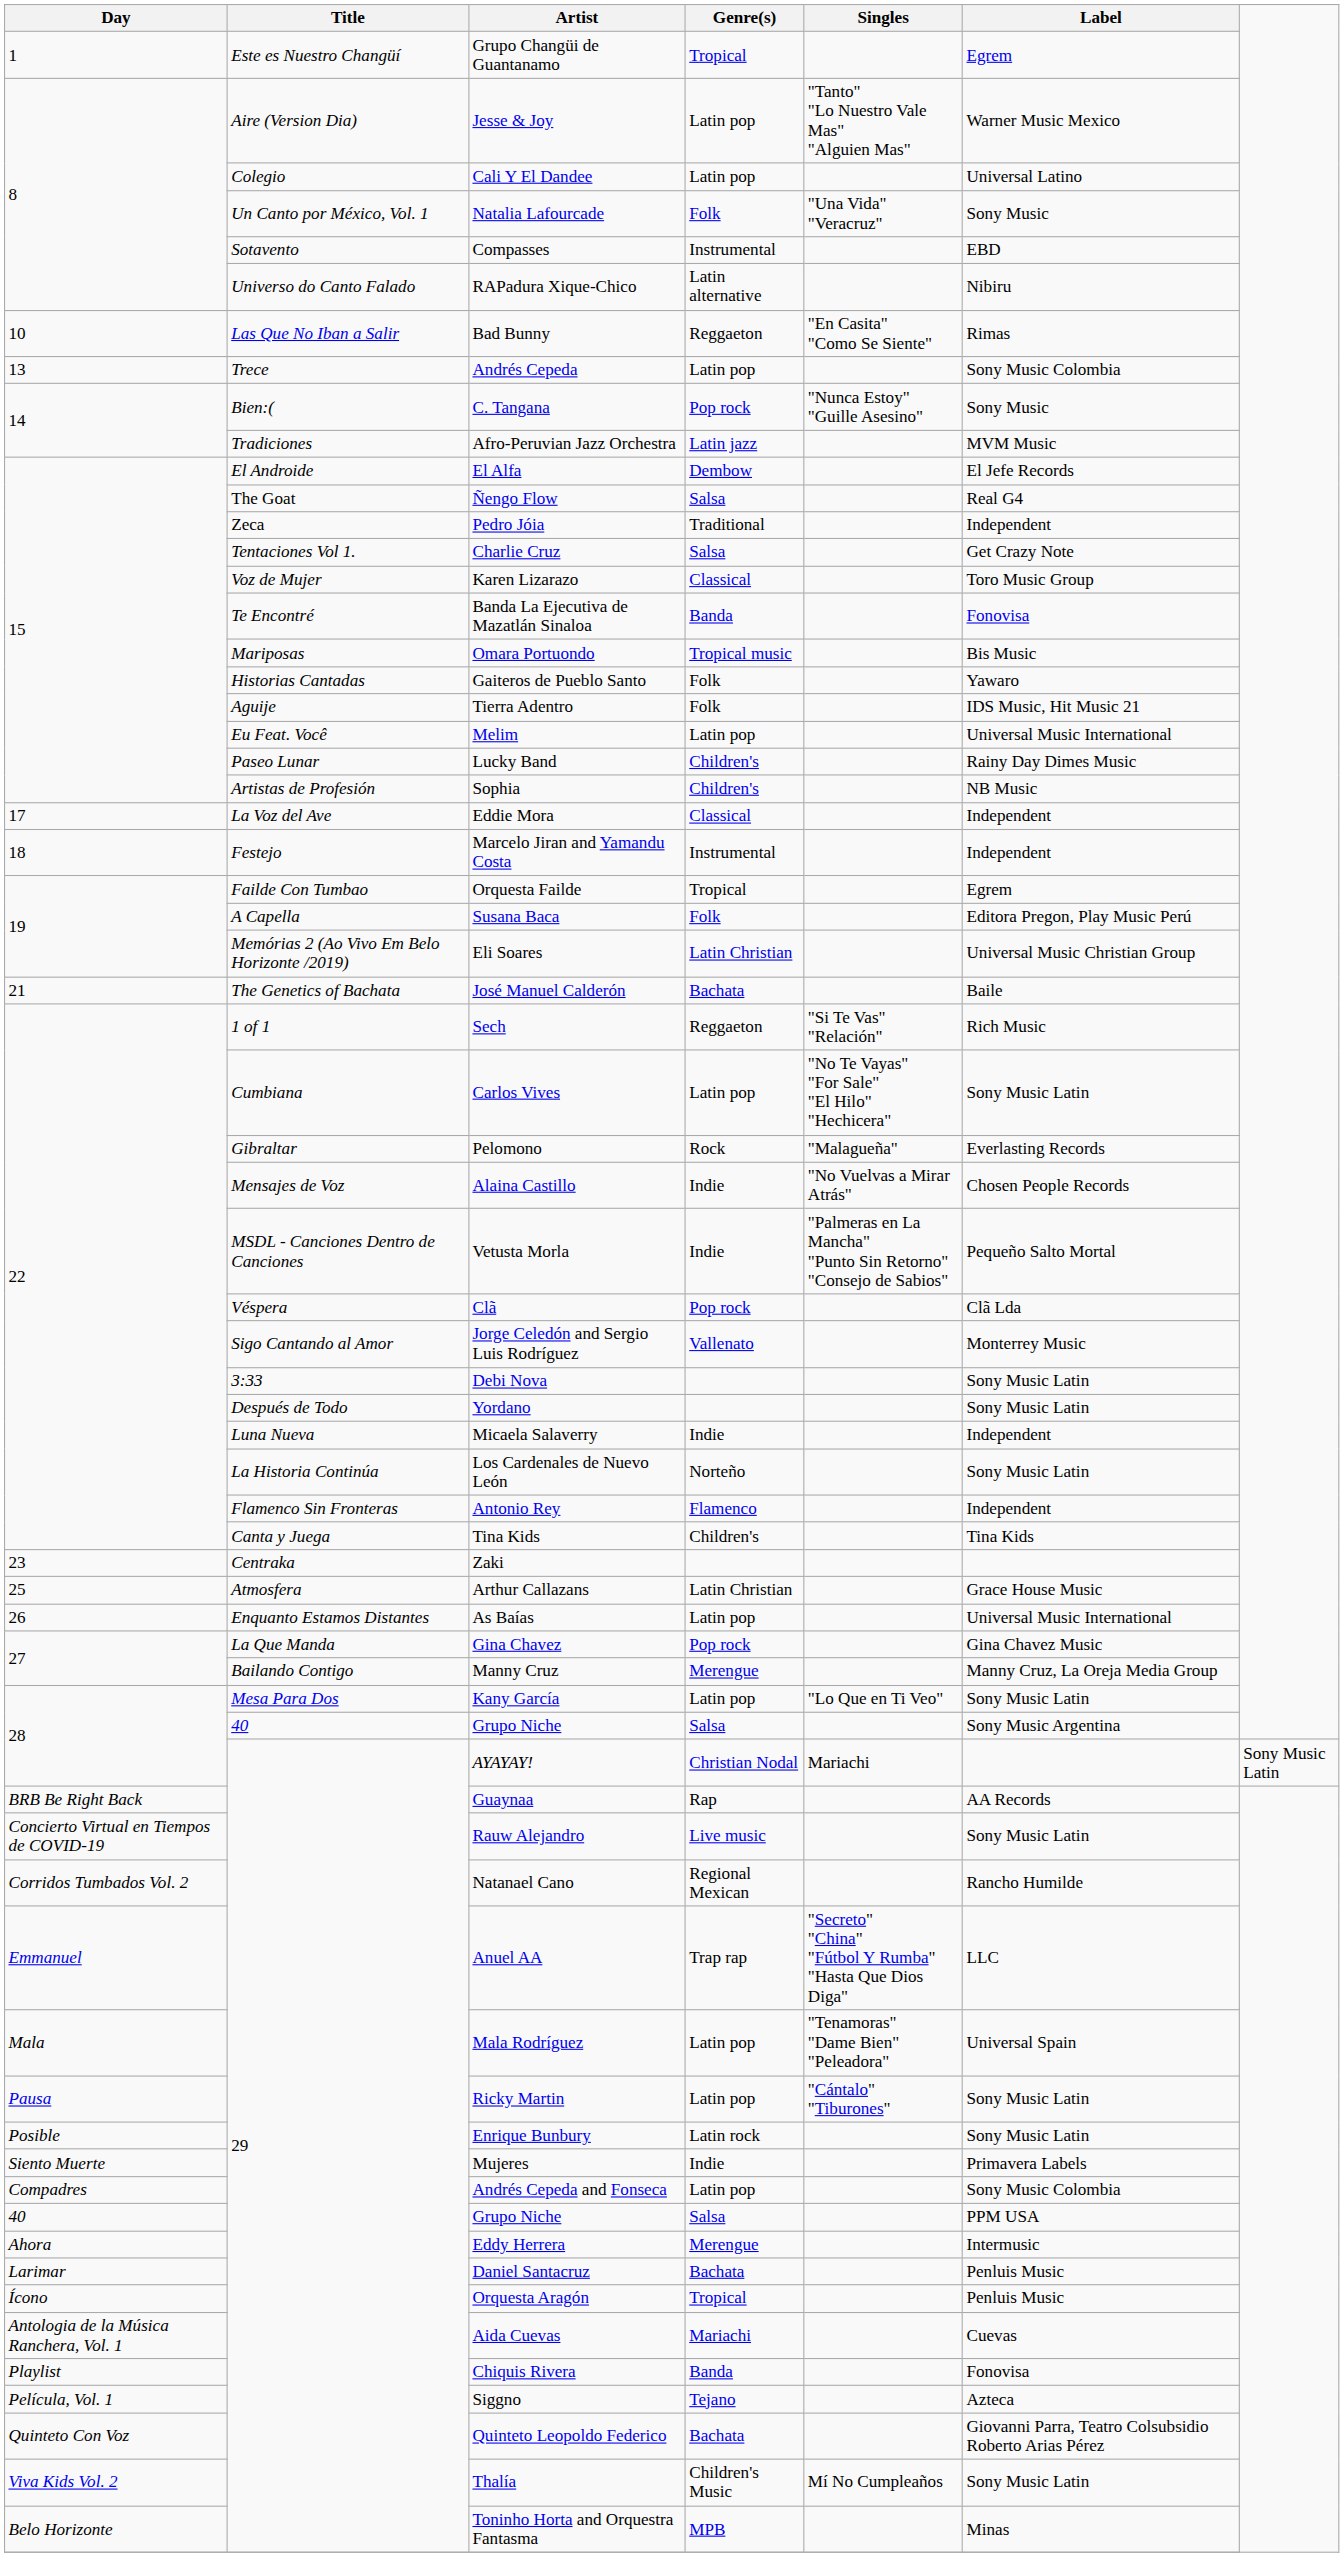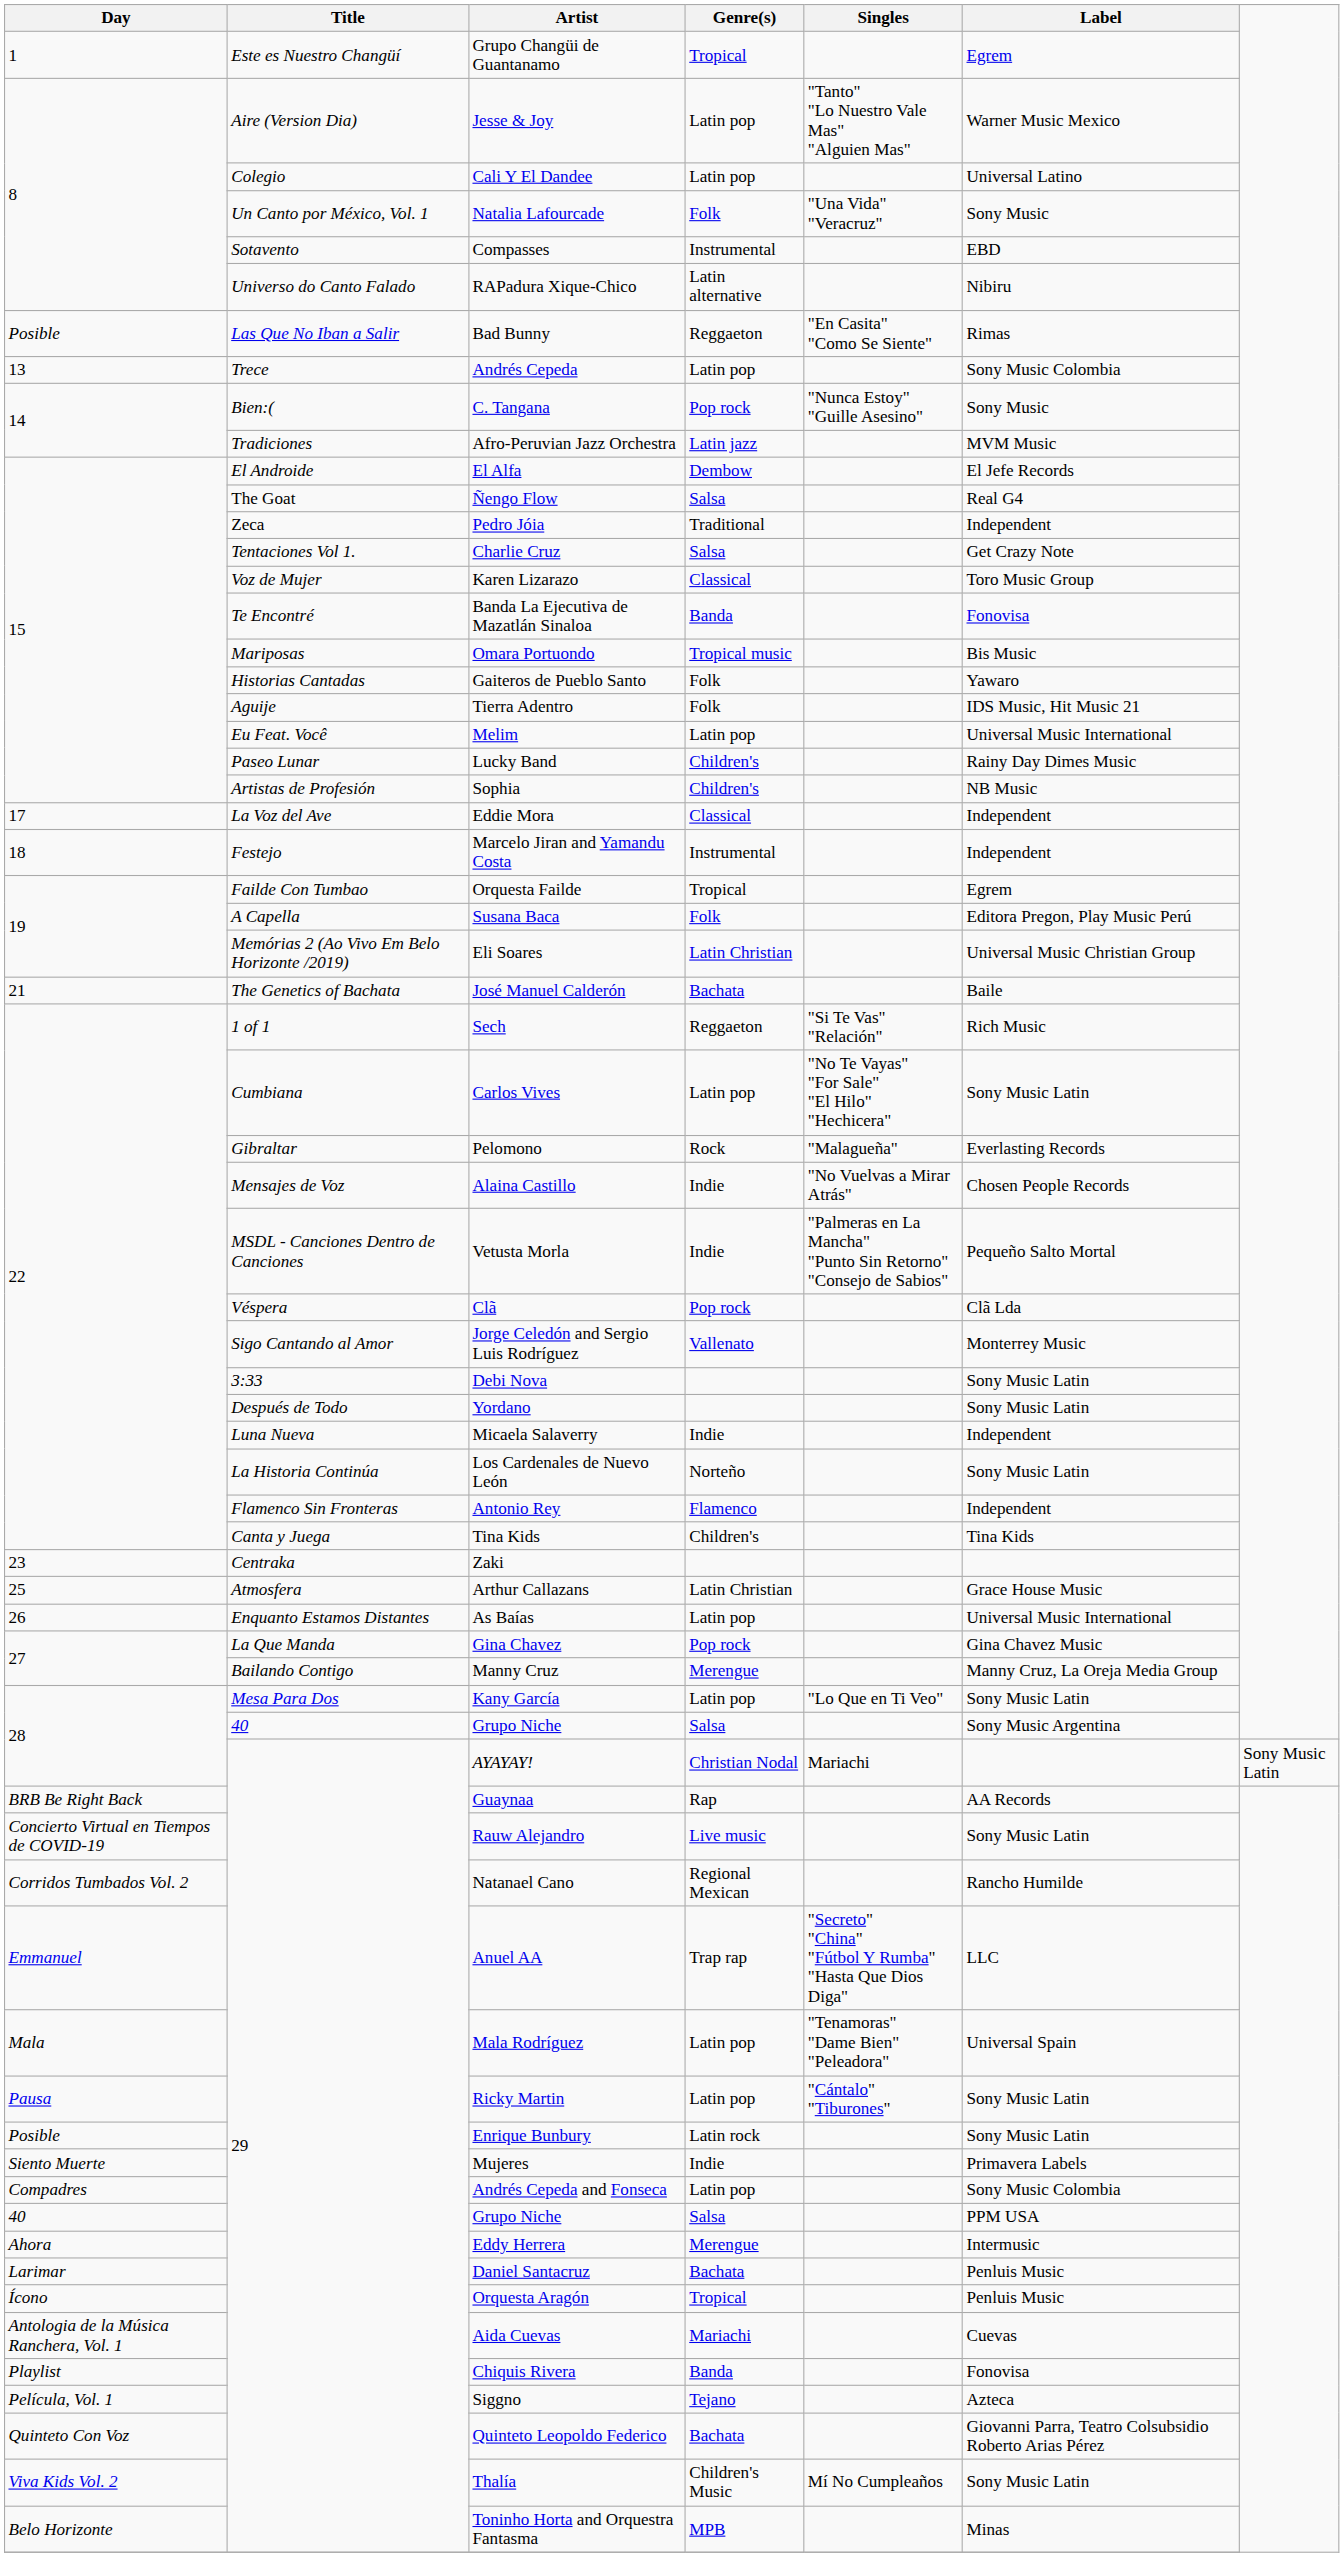(17, 333) 10 -> (34, 333) Posible
